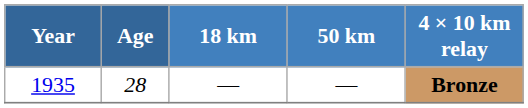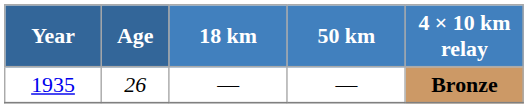(135, 84) 28 -> (135, 84) 26
